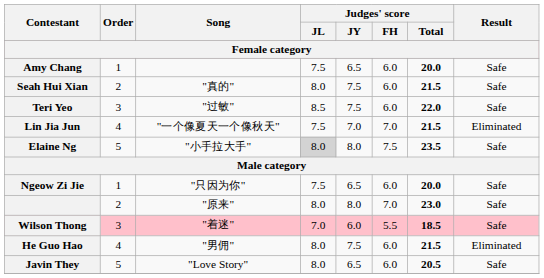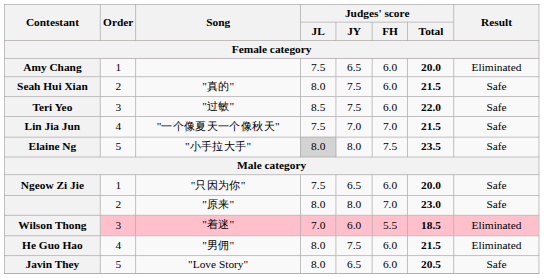(496, 67) Safe -> (496, 67) Eliminated
(496, 126) Eliminated -> (496, 126) Safe
(496, 225) Safe -> (496, 225) Eliminated
